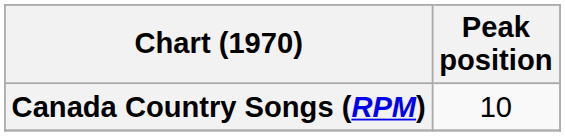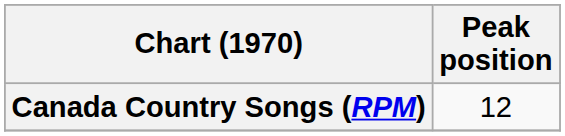(496, 106) 10 -> (496, 106) 12
